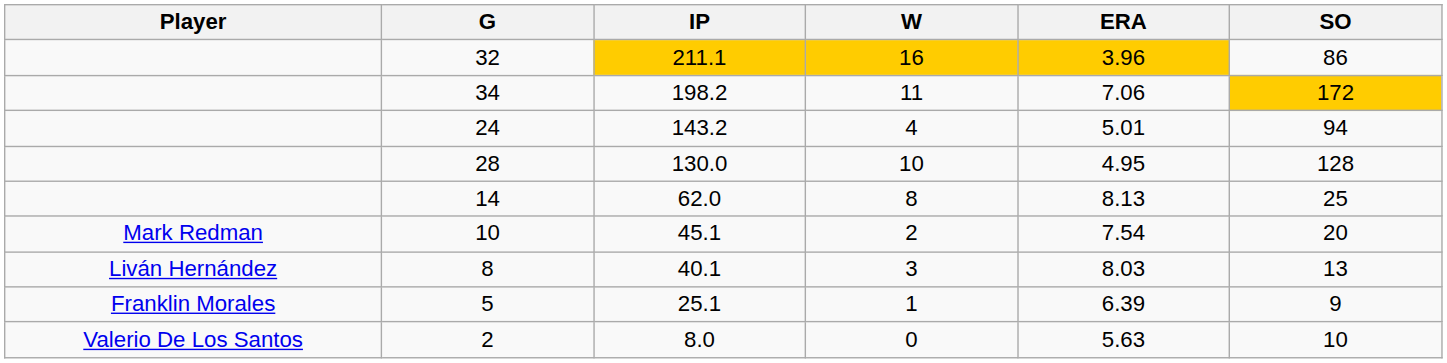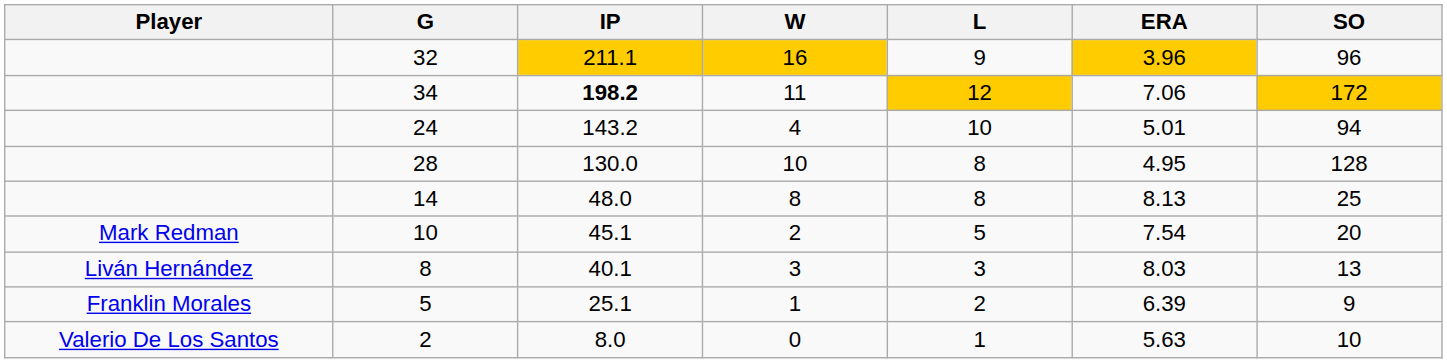+ column: (980, 22)
(1335, 57) 86 -> (1349, 57) 96
(699, 92) normal -> (610, 92) bold
(699, 198) 62.0 -> (610, 198) 48.0
